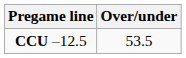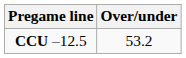(139, 41) 53.5 -> (139, 41) 53.2
